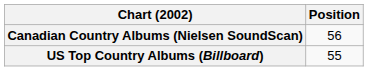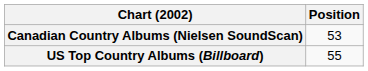(334, 35) 56 -> (334, 35) 53
